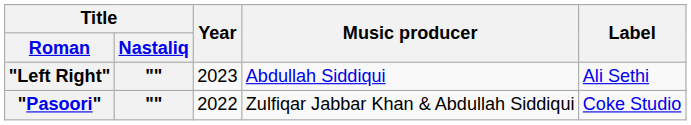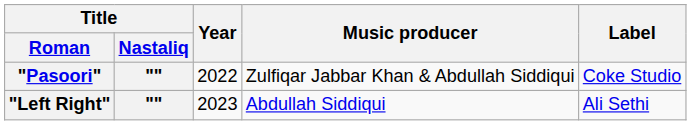rows swapped: (59, 76) <-> (59, 104)
